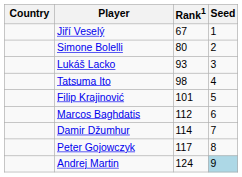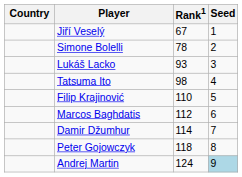(181, 48) 80 -> (181, 48) 78
(184, 98) 101 -> (184, 98) 110
(184, 147) 117 -> (184, 147) 118
